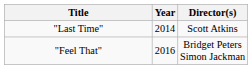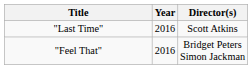(165, 28) 2014 -> (165, 28) 2016
